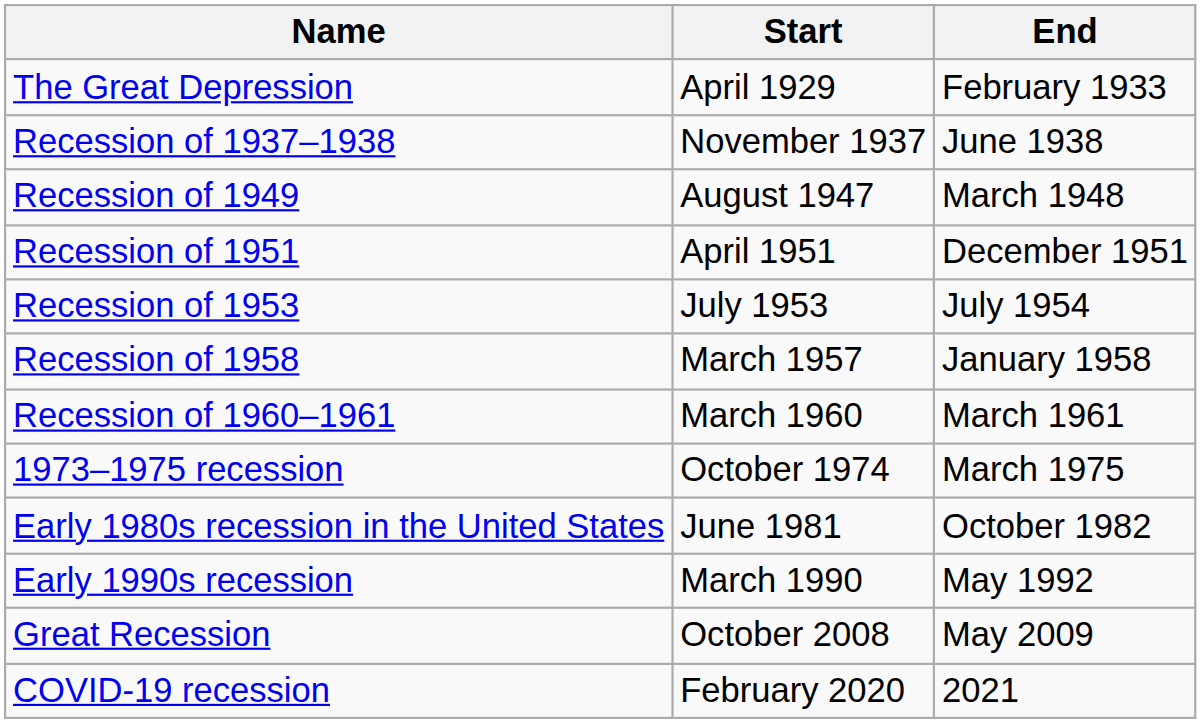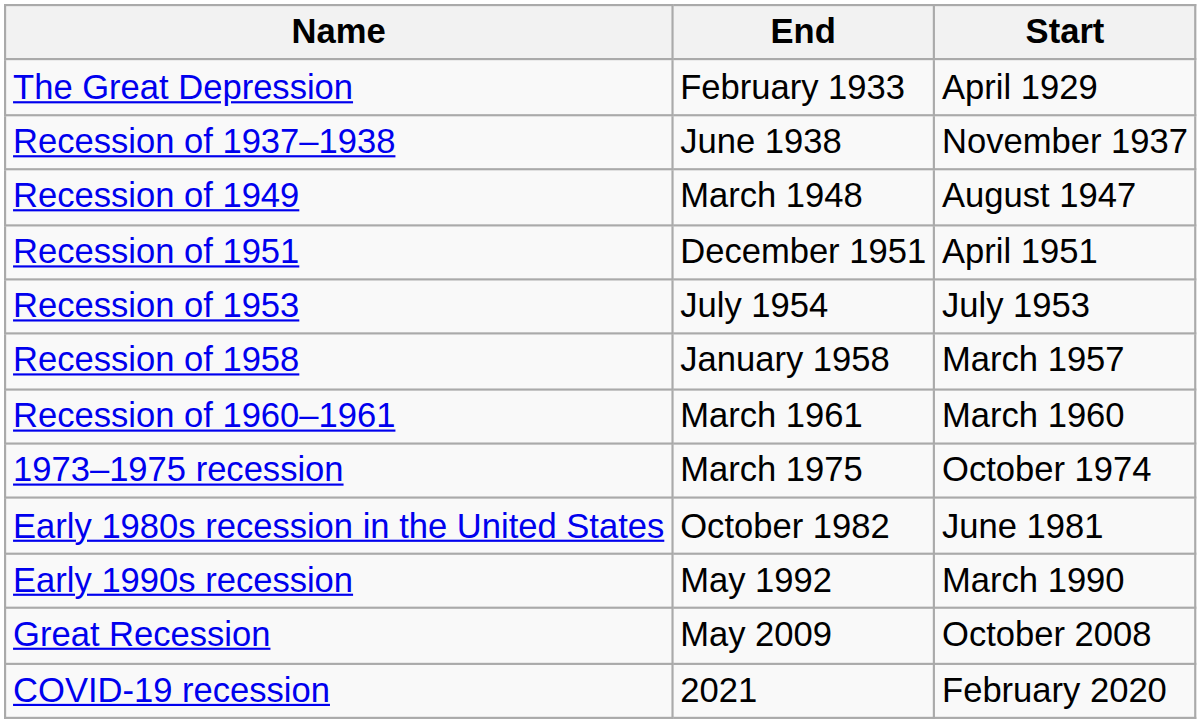columns swapped: (803, 31) <-> (1065, 31)
